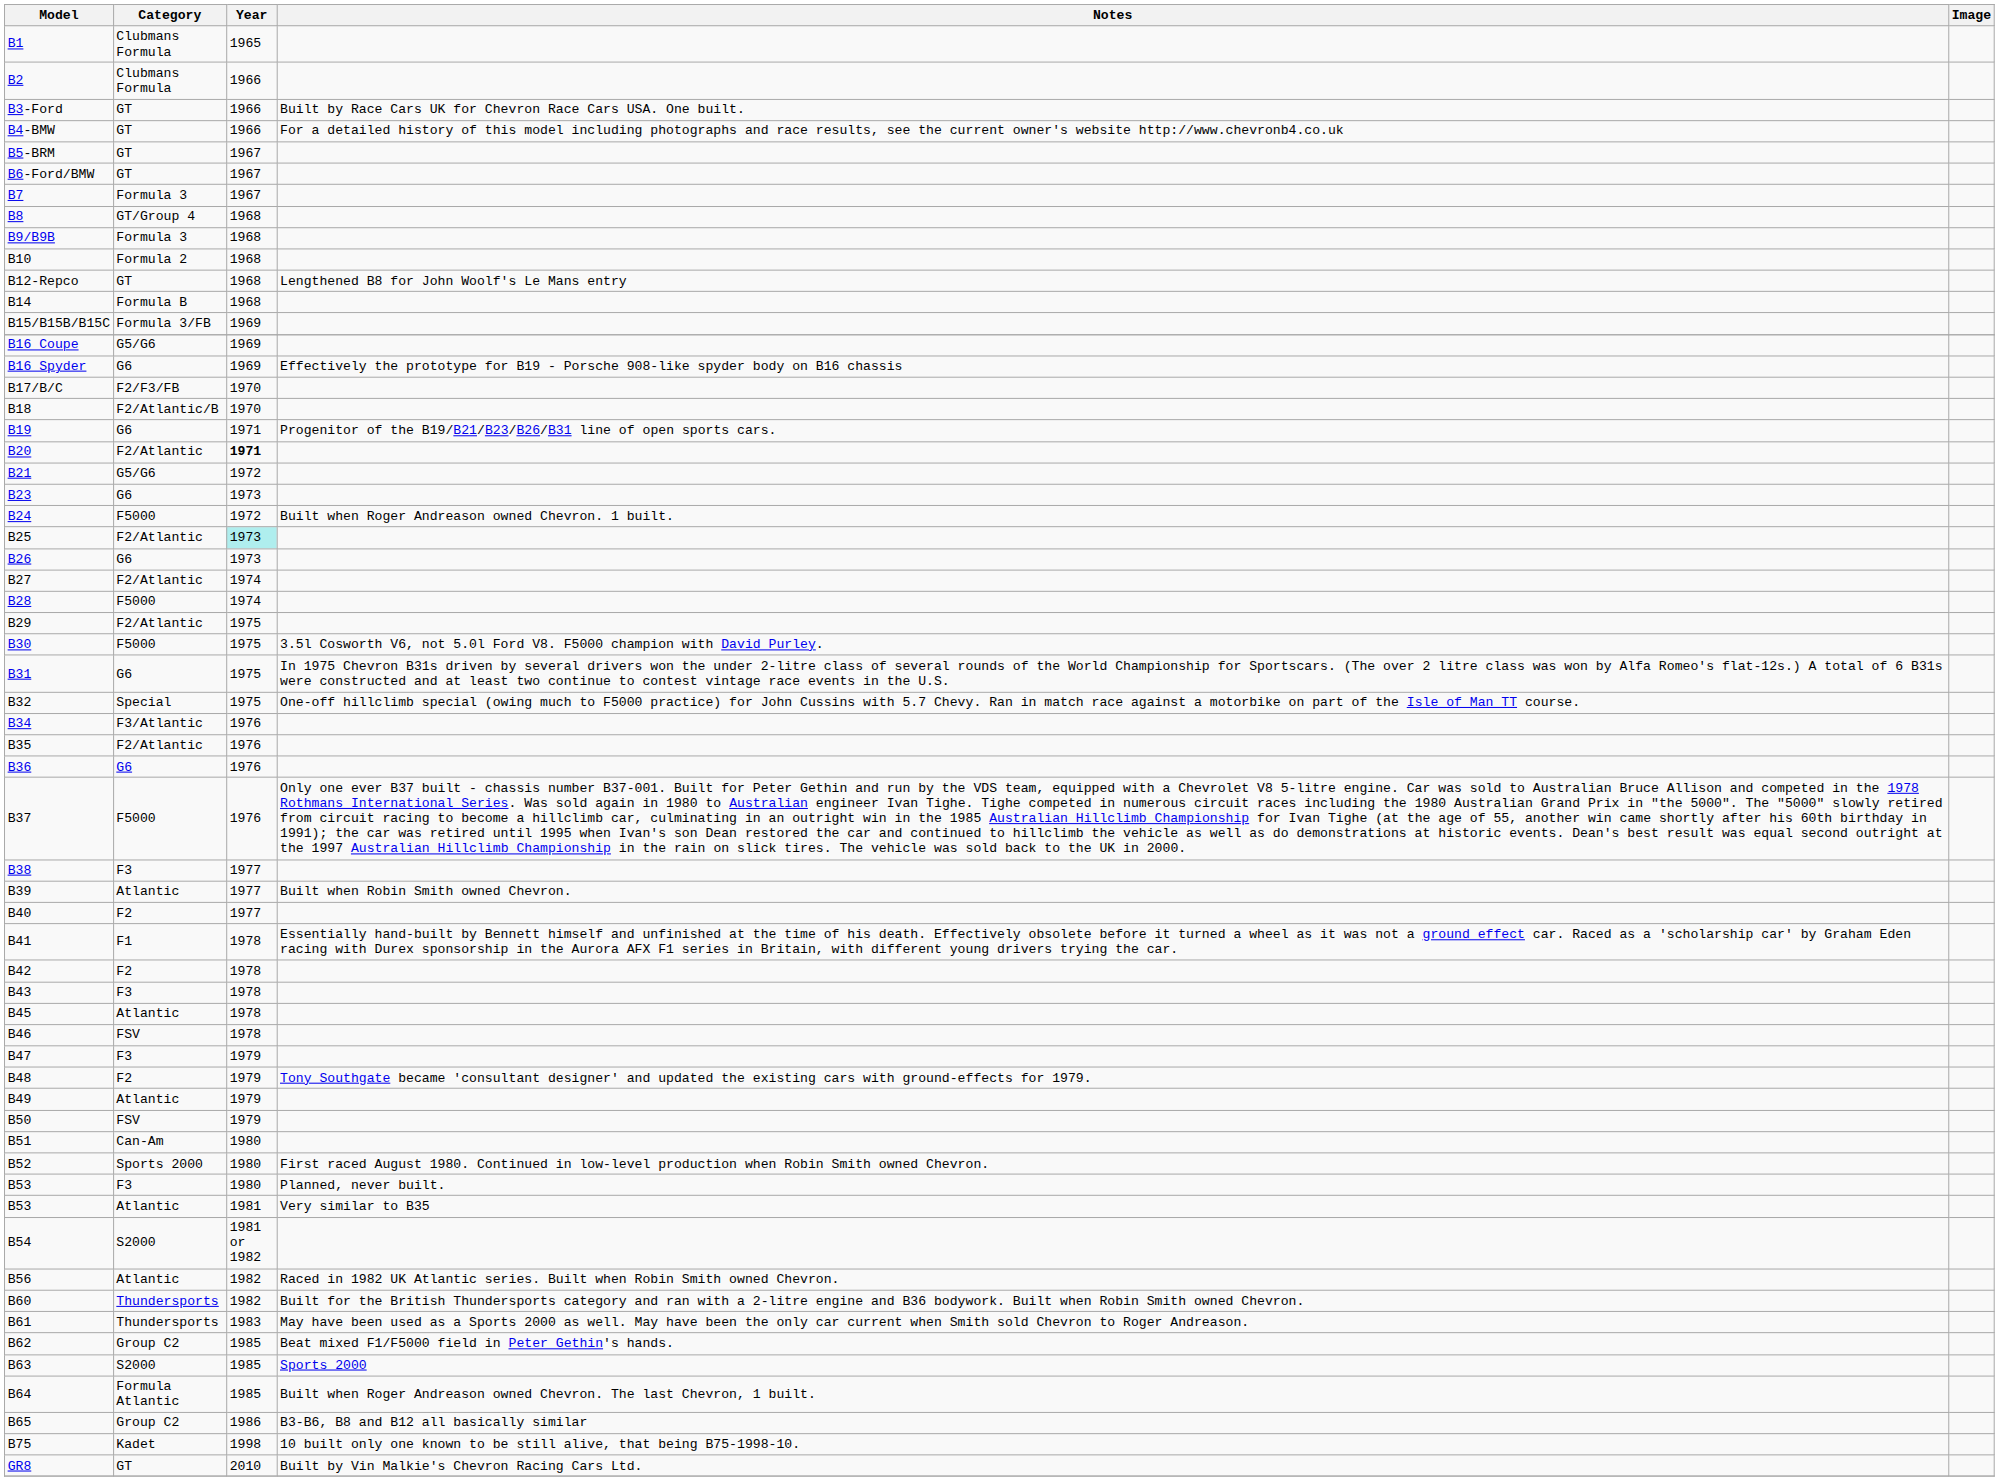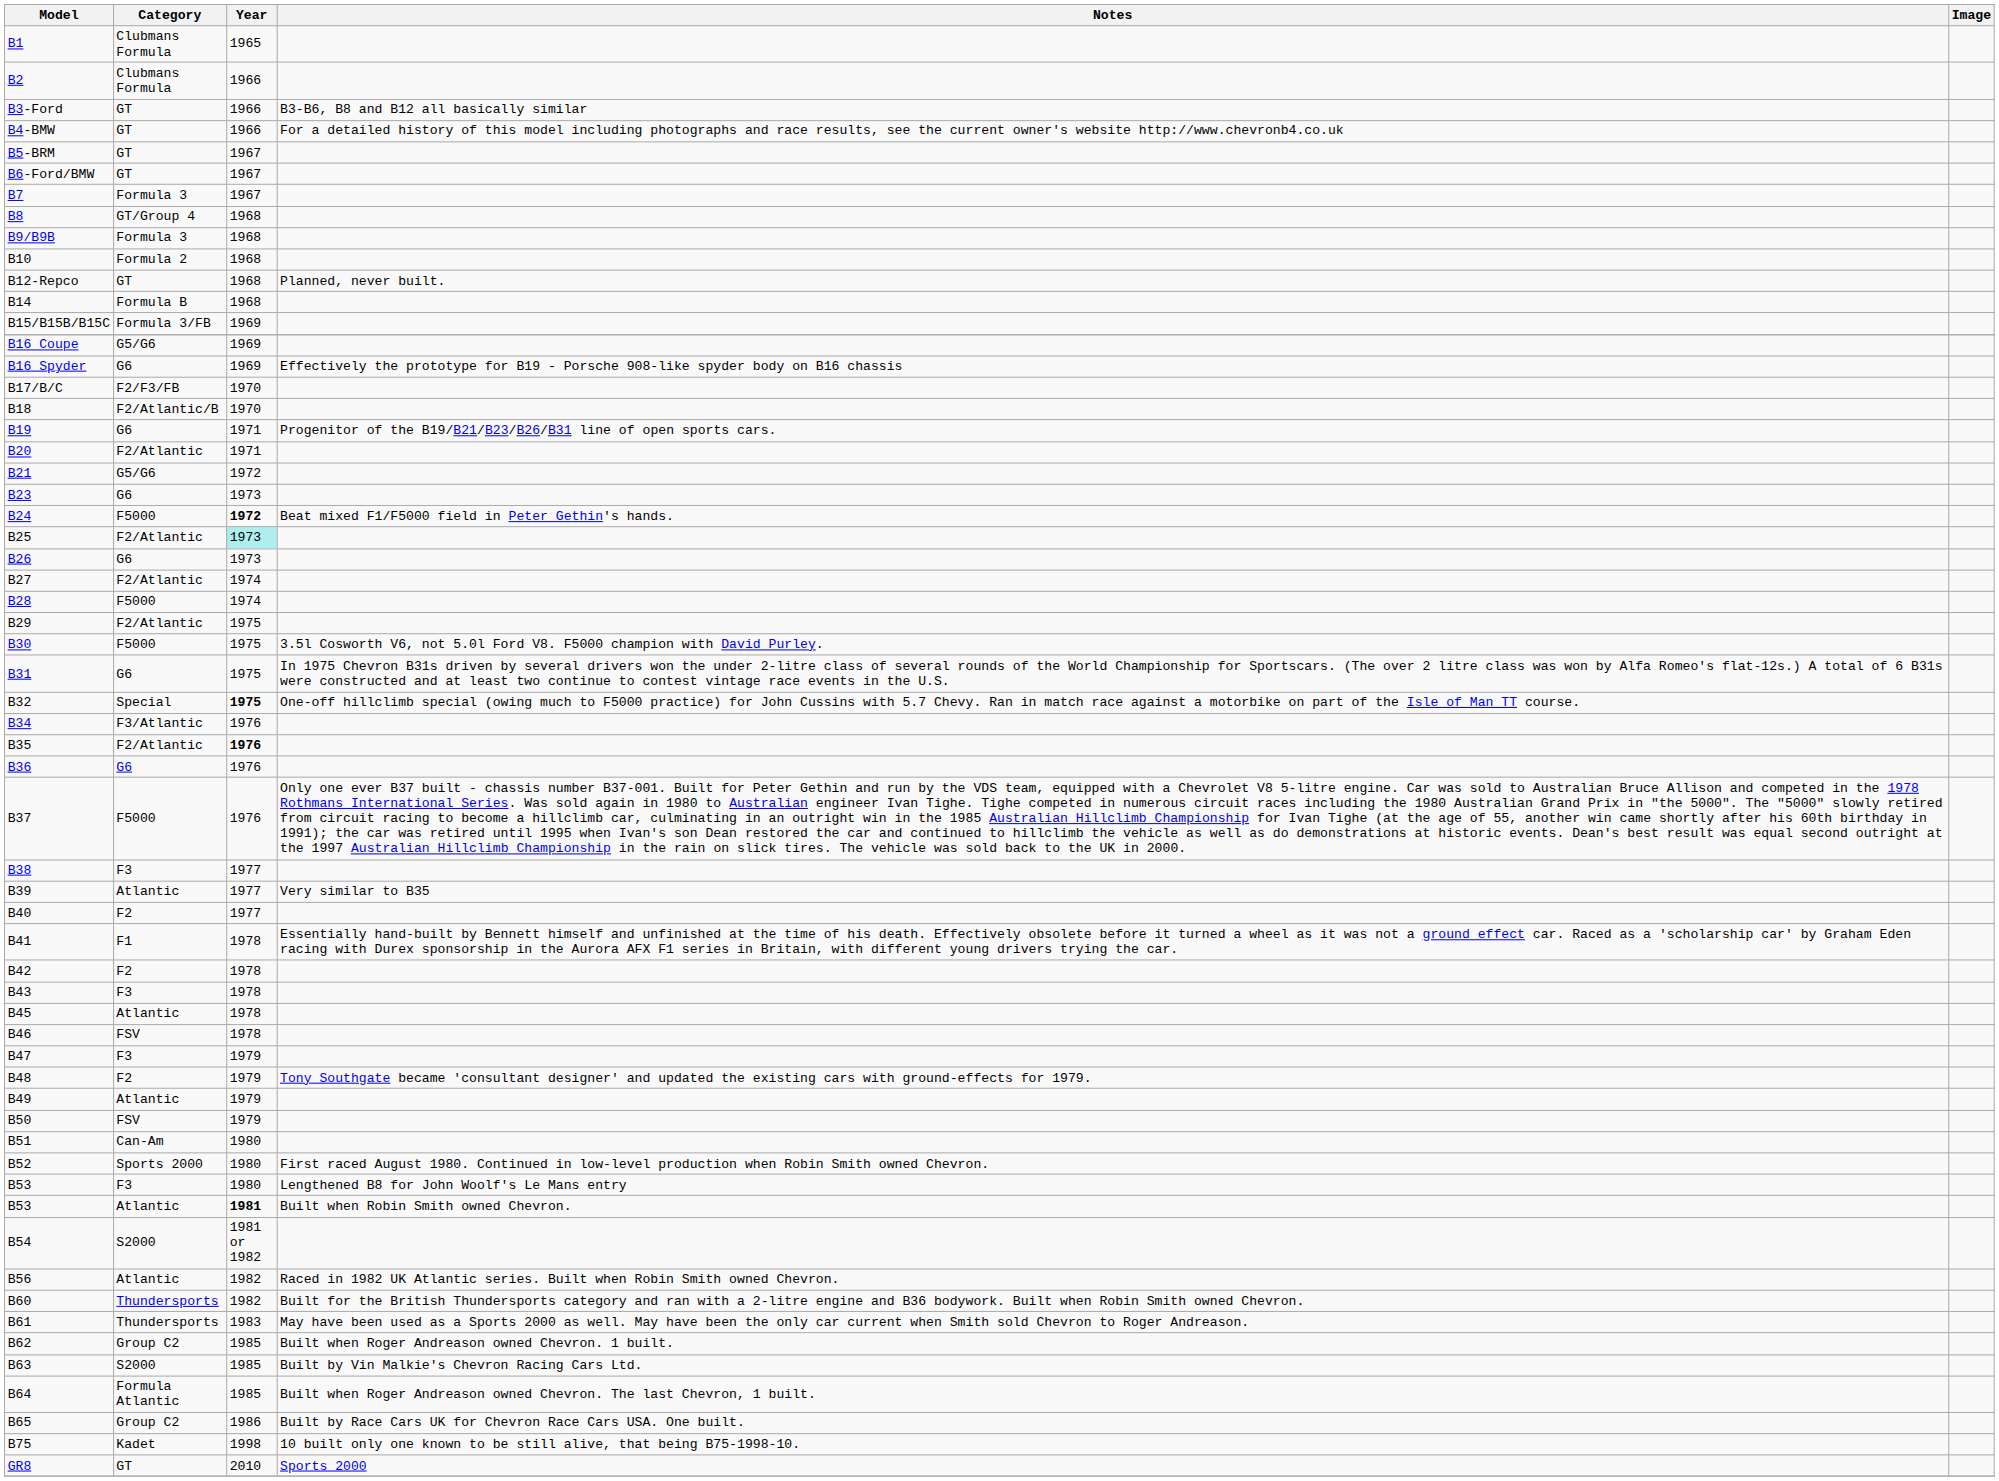(512, 110) Built by Race Cars UK for Chevron Race Cars USA. One built. -> (434, 110) B3-B6, B8 and B12 all basically similar
(453, 281) Lengthened B8 for John Woolf's Le Mans entry -> (363, 281) Planned, never built.
(245, 452) bold -> (245, 452) normal
(245, 516) normal -> (245, 516) bold
(477, 516) Built when Roger Andreason owned Chevron. 1 built. -> (477, 516) Beat mixed F1/F5000 field in Peter Gethin's hands.
(245, 703) normal -> (245, 703) bold
(245, 745) normal -> (245, 745) bold
(426, 892) Built when Robin Smith owned Chevron. -> (355, 892) Very similar to B35
(363, 1185) Planned, never built. -> (453, 1185) Lengthened B8 for John Woolf's Le Mans entry
(245, 1206) normal -> (245, 1206) bold
(355, 1206) Very similar to B35 -> (426, 1206) Built when Robin Smith owned Chevron.
(477, 1344) Beat mixed F1/F5000 field in Peter Gethin's hands. -> (477, 1344) Built when Roger Andreason owned Chevron. 1 built.
(323, 1365) Sports 2000 -> (461, 1365) Built by Vin Malkie's Chevron Racing Cars Ltd.
(434, 1423) B3-B6, B8 and B12 all basically similar -> (512, 1423) Built by Race Cars UK for Chevron Race Cars USA. One built.
(461, 1466) Built by Vin Malkie's Chevron Racing Cars Ltd. -> (323, 1466) Sports 2000
